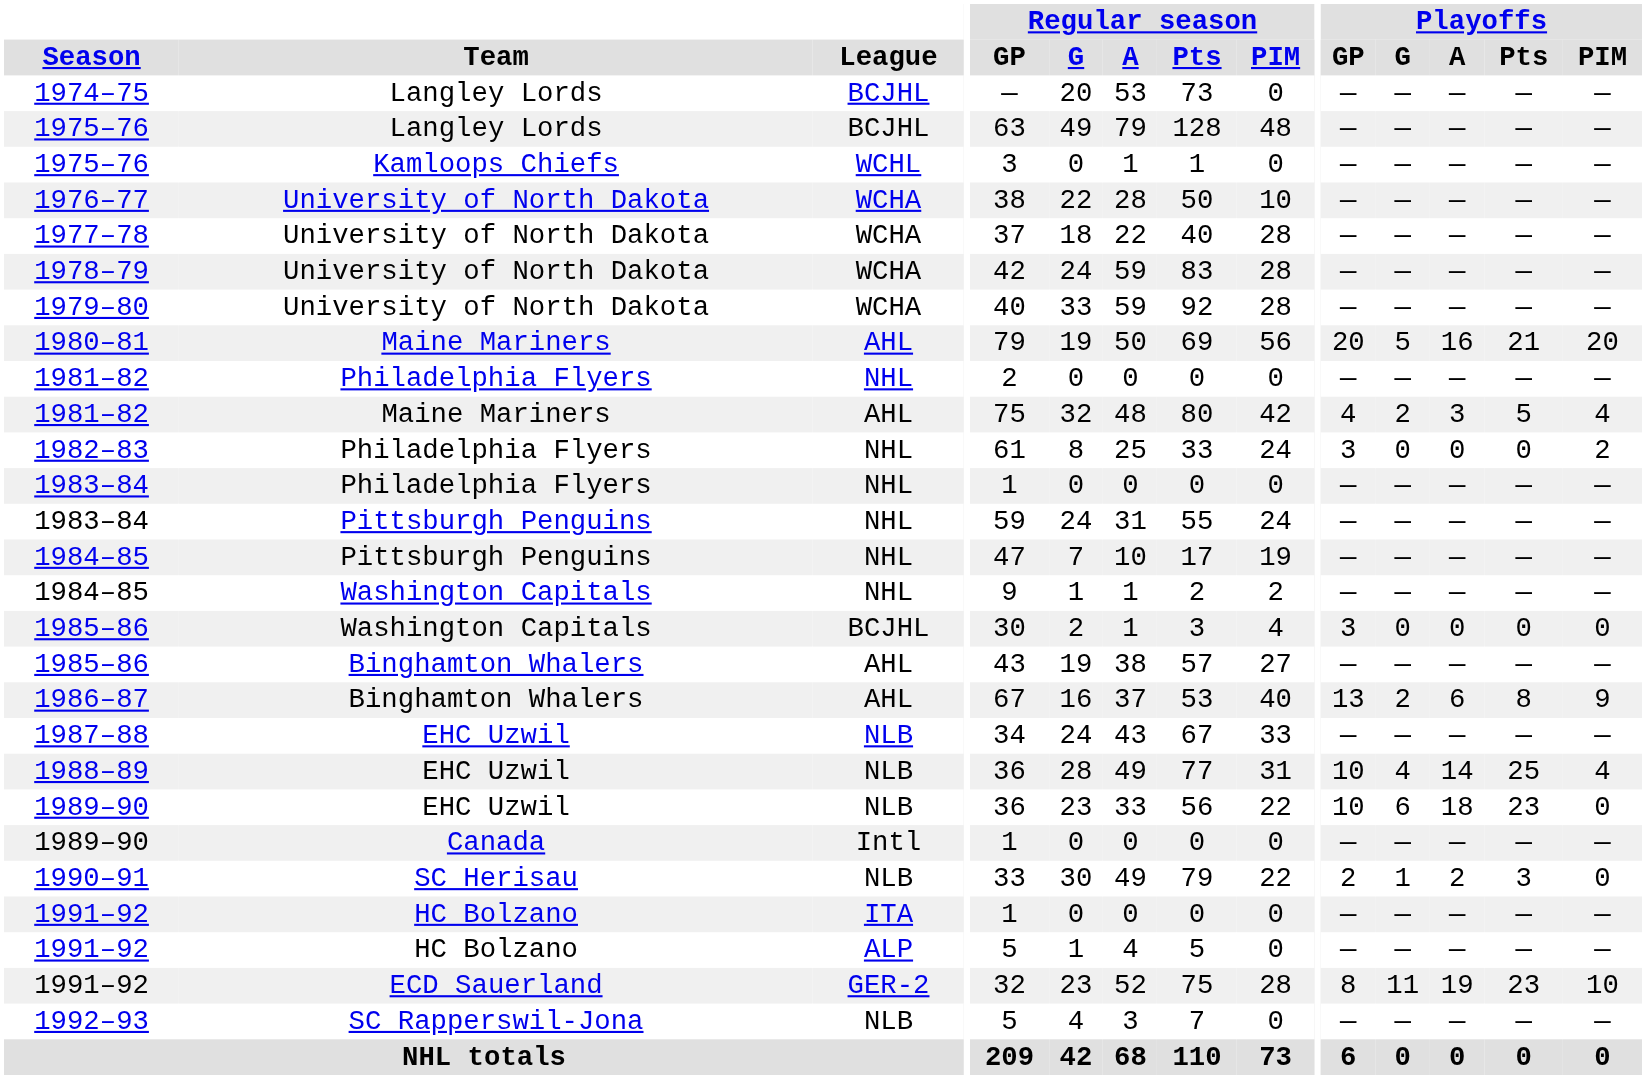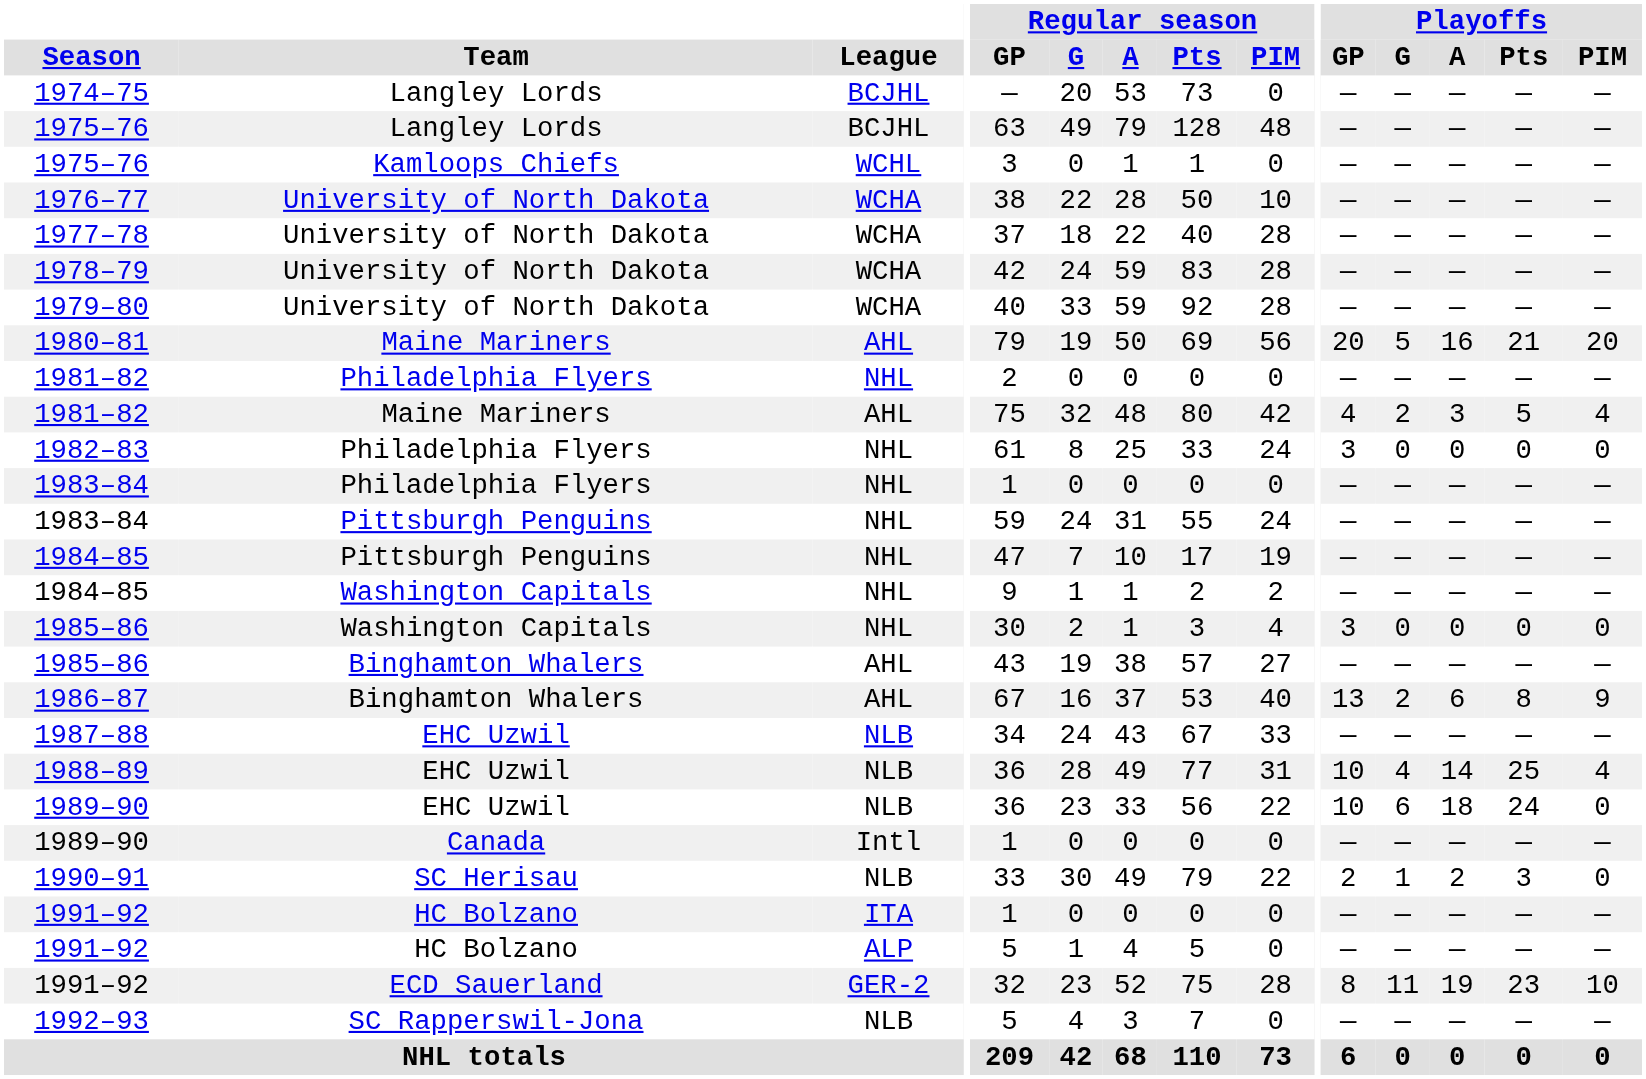(1603, 450) 2 -> (1603, 450) 0
(889, 629) BCJHL -> (888, 629) NHL
(1524, 807) 23 -> (1524, 807) 24
